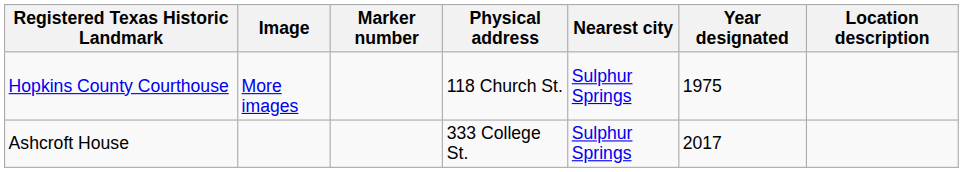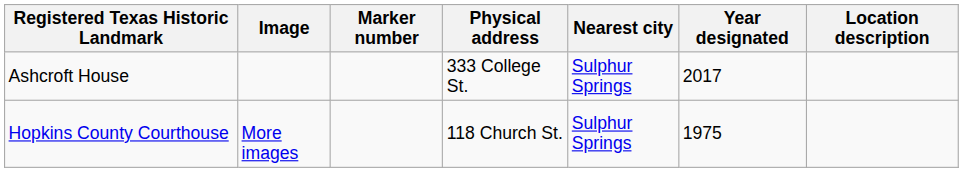rows swapped: (69, 143) <-> (119, 85)
